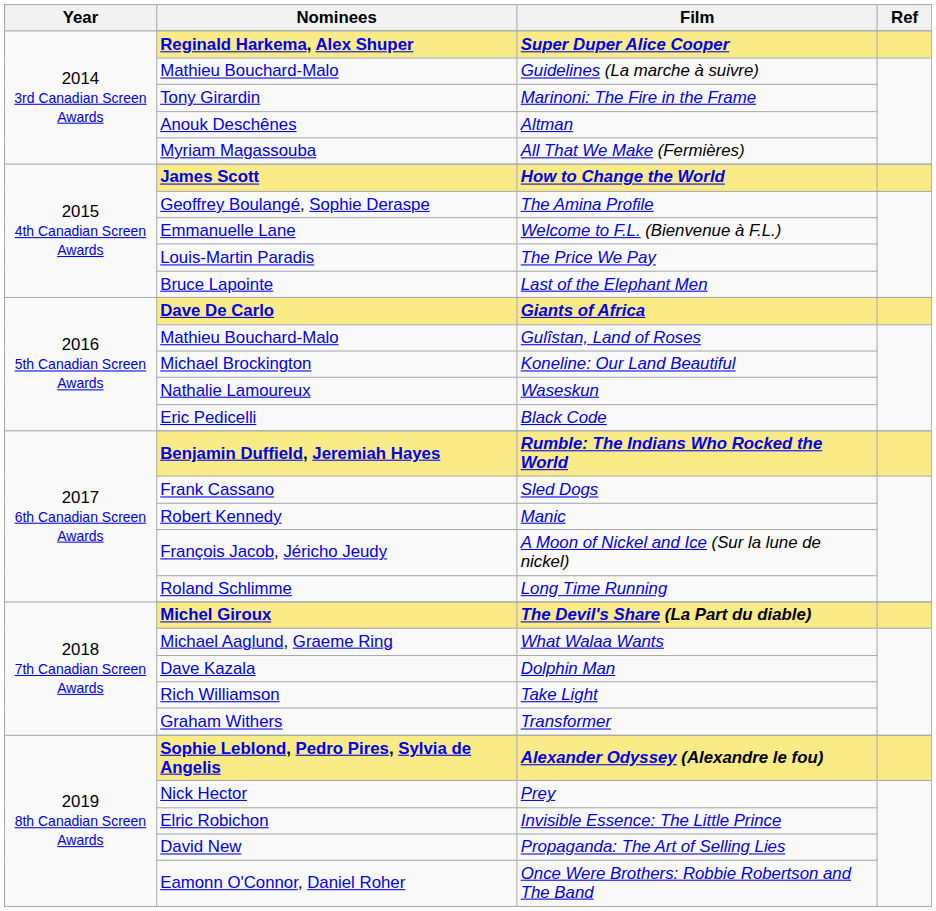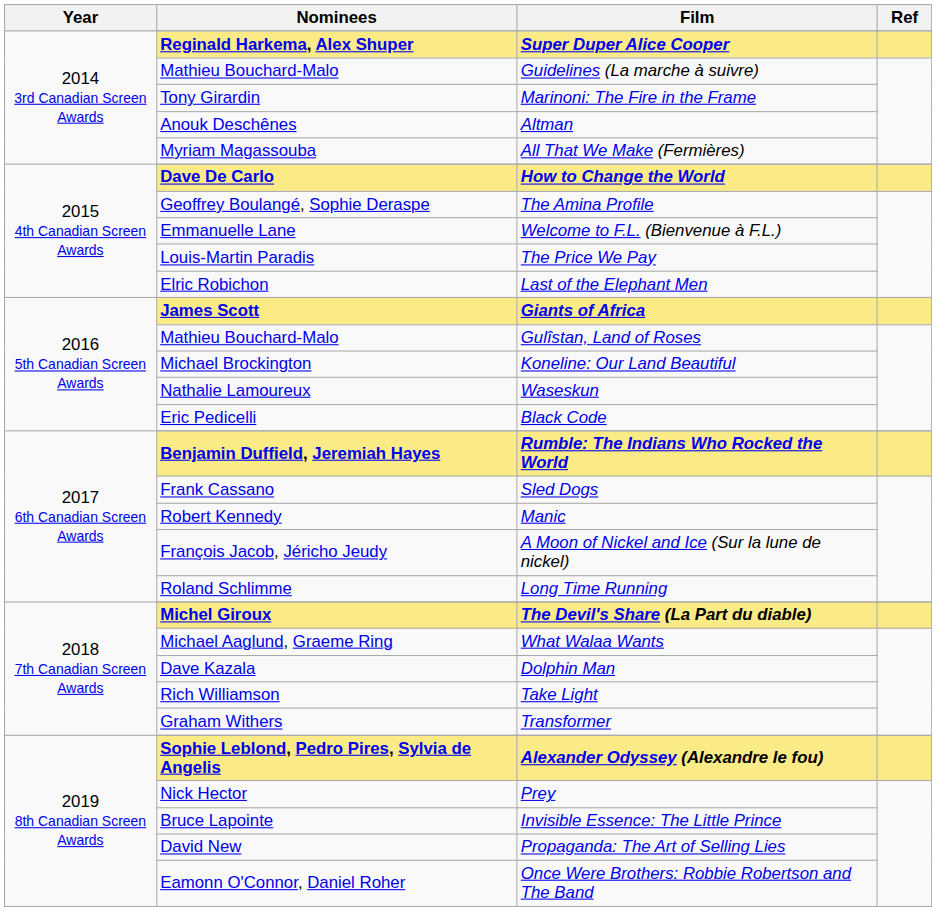(210, 177) James Scott -> (217, 177) Dave De Carlo
(217, 284) Bruce Lapointe -> (214, 284) Elric Robichon
(217, 310) Dave De Carlo -> (210, 310) James Scott
(214, 820) Elric Robichon -> (217, 820) Bruce Lapointe
